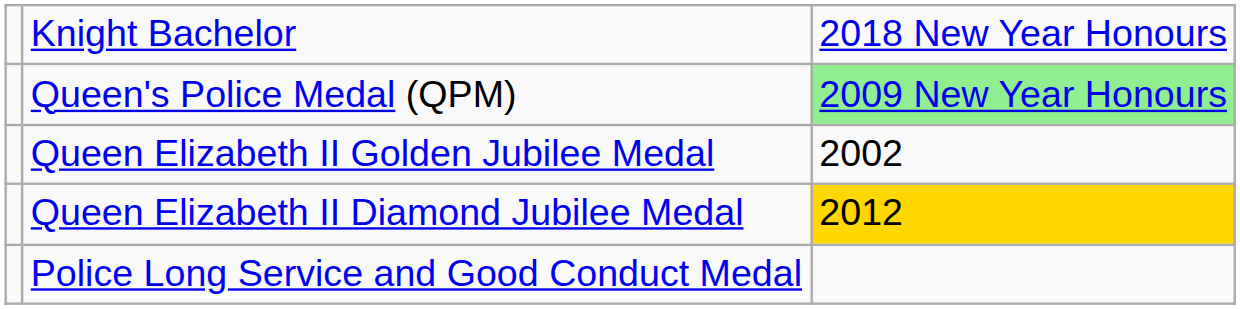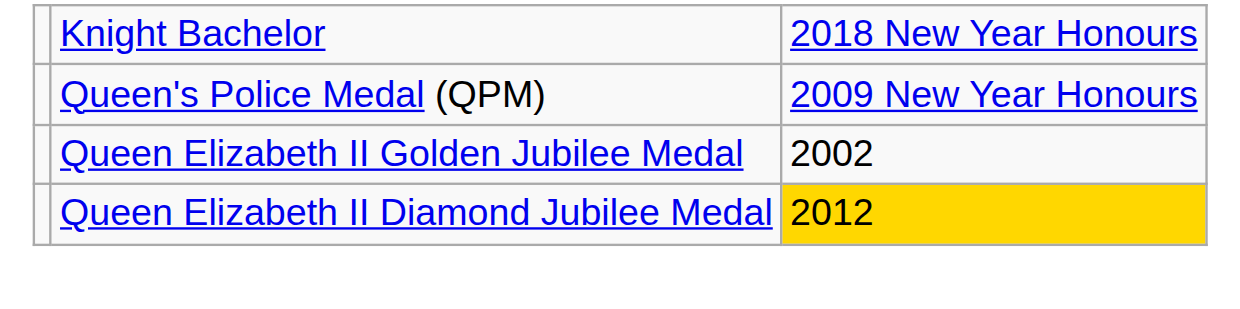(1023, 93) lightgreen background -> (994, 93) no background
- row: (416, 272)
